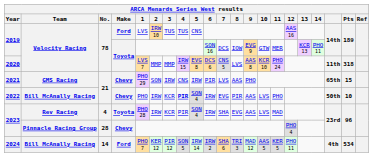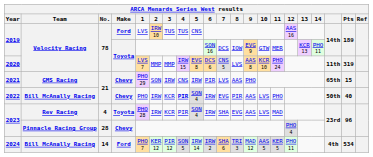(349, 63) 318 -> (349, 63) 319
(349, 96) 10 -> (349, 96) 40
